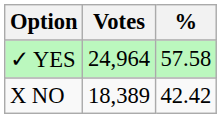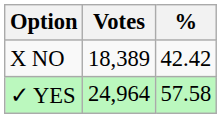rows swapped: (43, 59) <-> (37, 95)
